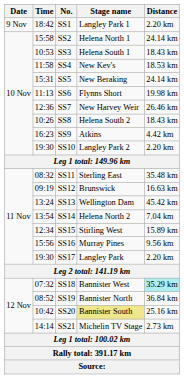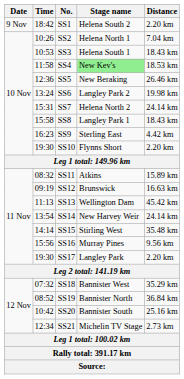(104, 24) Langley Park 1 -> (105, 24) Helena South 2
(44, 38) 15:58 -> (44, 38) 10:26
(162, 38) 24.14 km -> (160, 38) 7.04 km
(97, 65) no background -> (97, 65) lightgreen background
(44, 79) 15:31 -> (44, 79) 12:36
(162, 79) 24.14 km -> (162, 79) 26.46 km
(44, 93) 11:13 -> (44, 93) 13:24
(100, 93) Flynns Short -> (104, 93) Langley Park 2
(44, 106) 12:36 -> (44, 106) 15:31
(109, 106) New Harvey Weir -> (105, 106) Helena North 2
(162, 106) 26.46 km -> (162, 106) 24.14 km
(44, 120) 10:26 -> (44, 120) 15:58
(105, 120) Helena South 2 -> (104, 120) Langley Park 1
(90, 134) Atkins -> (100, 134) Sterling East
(104, 147) Langley Park 2 -> (100, 147) Flynns Short
(100, 175) Sterling East -> (90, 175) Atkins
(162, 175) 35.48 km -> (162, 175) 15.89 km
(44, 202) 13:24 -> (44, 202) 11:13
(105, 216) Helena North 2 -> (109, 216) New Harvey Weir
(160, 216) 7.04 km -> (162, 216) 24.14 km
(44, 229) 12:34 -> (44, 229) 14:14
(162, 229) 15.89 km -> (162, 229) 35.48 km
(162, 284) paleturquoise background -> (162, 284) no background
(106, 312) khaki background -> (106, 312) no background
(44, 325) 14:14 -> (44, 325) 12:34
